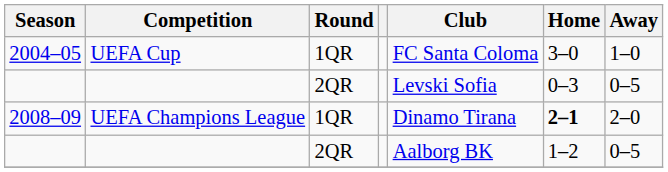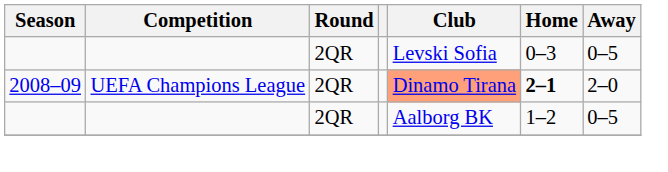- row: (45, 53)
(334, 118) 1QR -> (334, 85) 2QR
(454, 118) no background -> (454, 85) lightsalmon background
